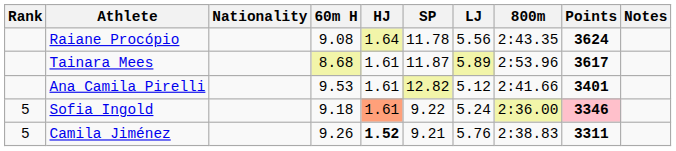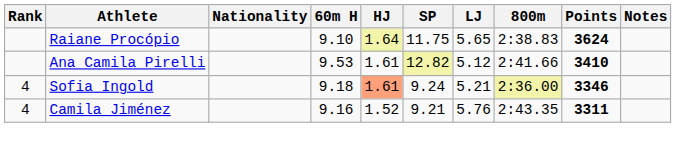(336, 40) 9.08 -> (336, 40) 9.10
(428, 40) 11.78 -> (428, 40) 11.75
(474, 40) 5.56 -> (474, 40) 5.65
(528, 40) 2:43.35 -> (528, 40) 2:38.83
- row: (101, 63)
(591, 87) 3401 -> (591, 63) 3410
(25, 110) 5 -> (25, 87) 4
(428, 110) 9.22 -> (428, 87) 9.24
(474, 110) 5.24 -> (474, 87) 5.21
(591, 110) pink background -> (591, 87) no background
(25, 134) 5 -> (25, 110) 4
(336, 134) 9.26 -> (336, 110) 9.16
(382, 134) bold -> (382, 110) normal
(528, 134) 2:38.83 -> (528, 110) 2:43.35
